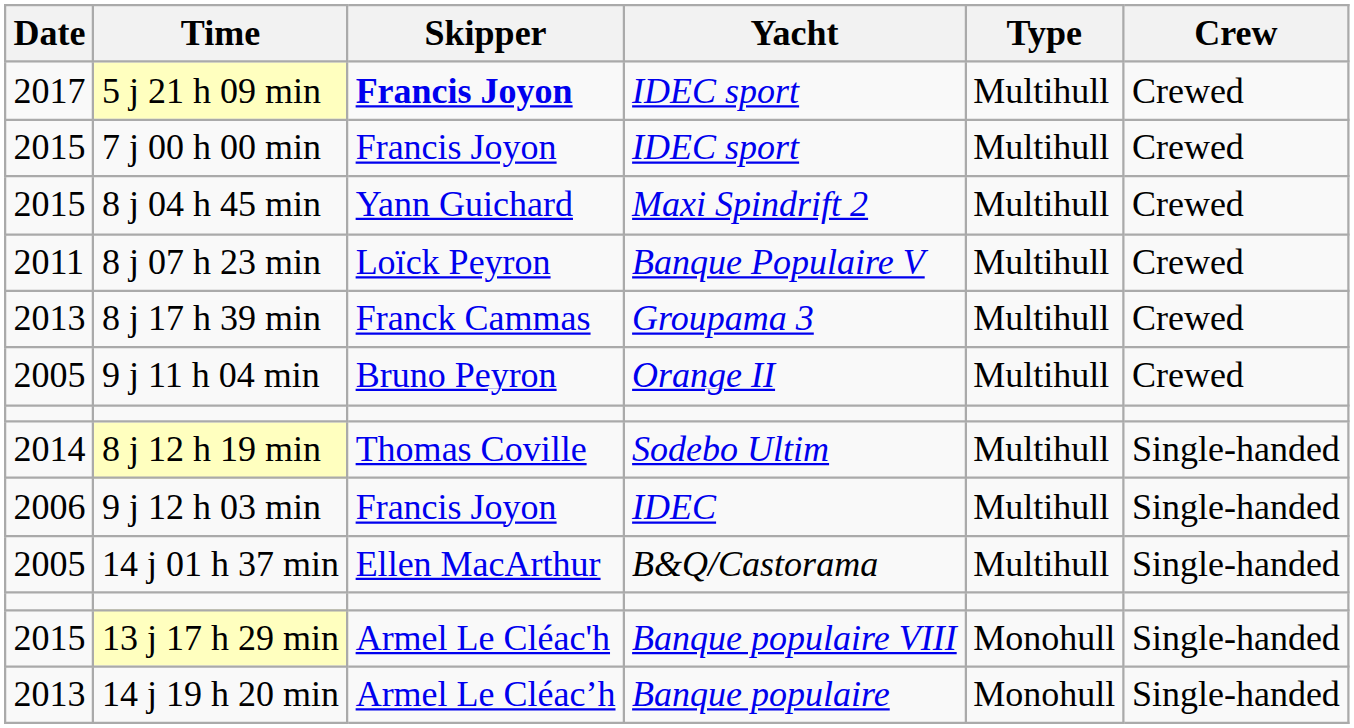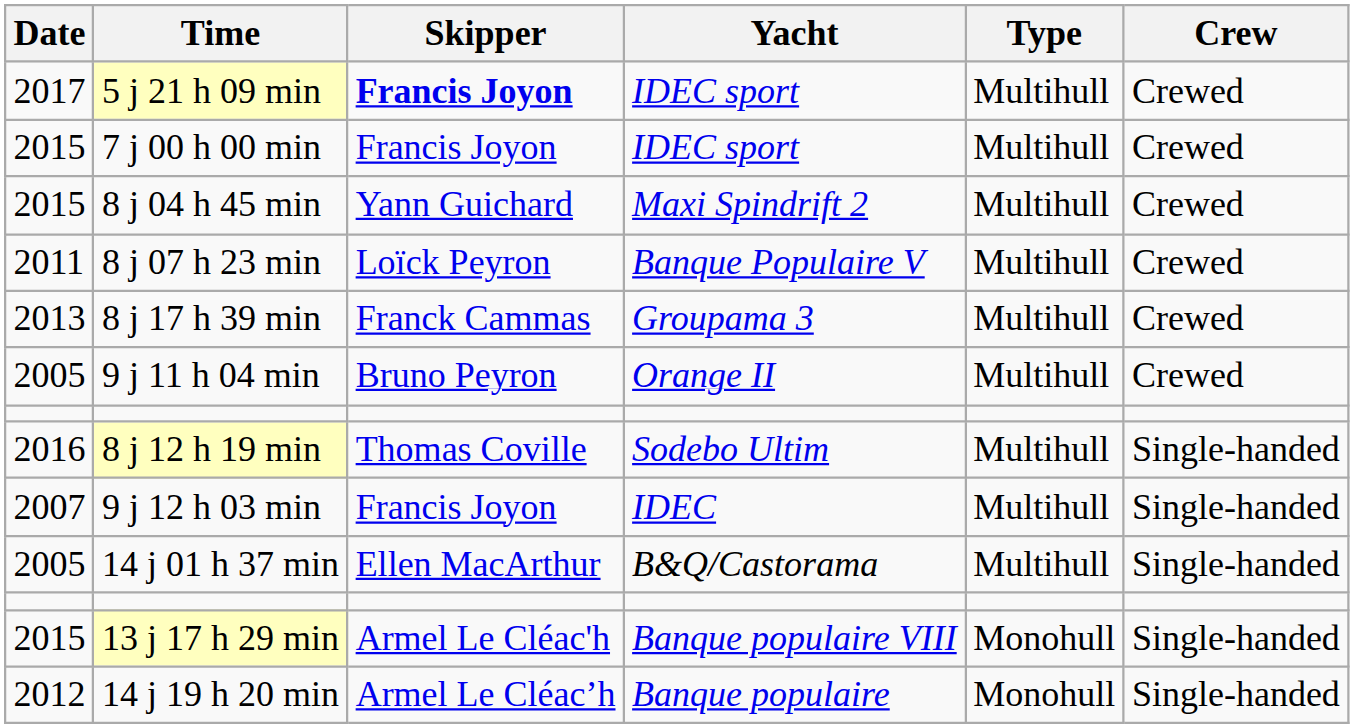(49, 449) 2014 -> (49, 449) 2016
(49, 506) 2006 -> (49, 506) 2007
(49, 694) 2013 -> (49, 694) 2012
